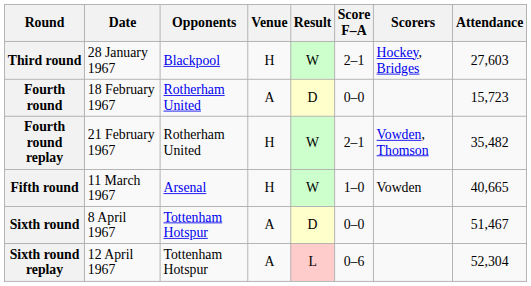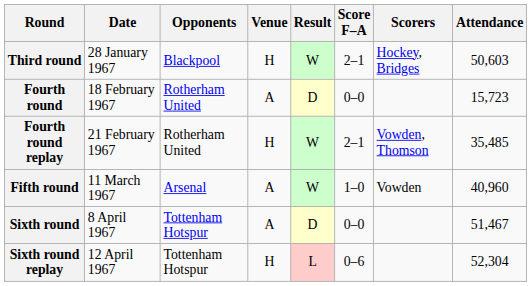(490, 60) 27,603 -> (490, 60) 50,603
(490, 142) 35,482 -> (490, 142) 35,485
(269, 187) H -> (269, 187) A
(490, 187) 40,665 -> (490, 187) 40,960
(269, 262) A -> (269, 262) H
